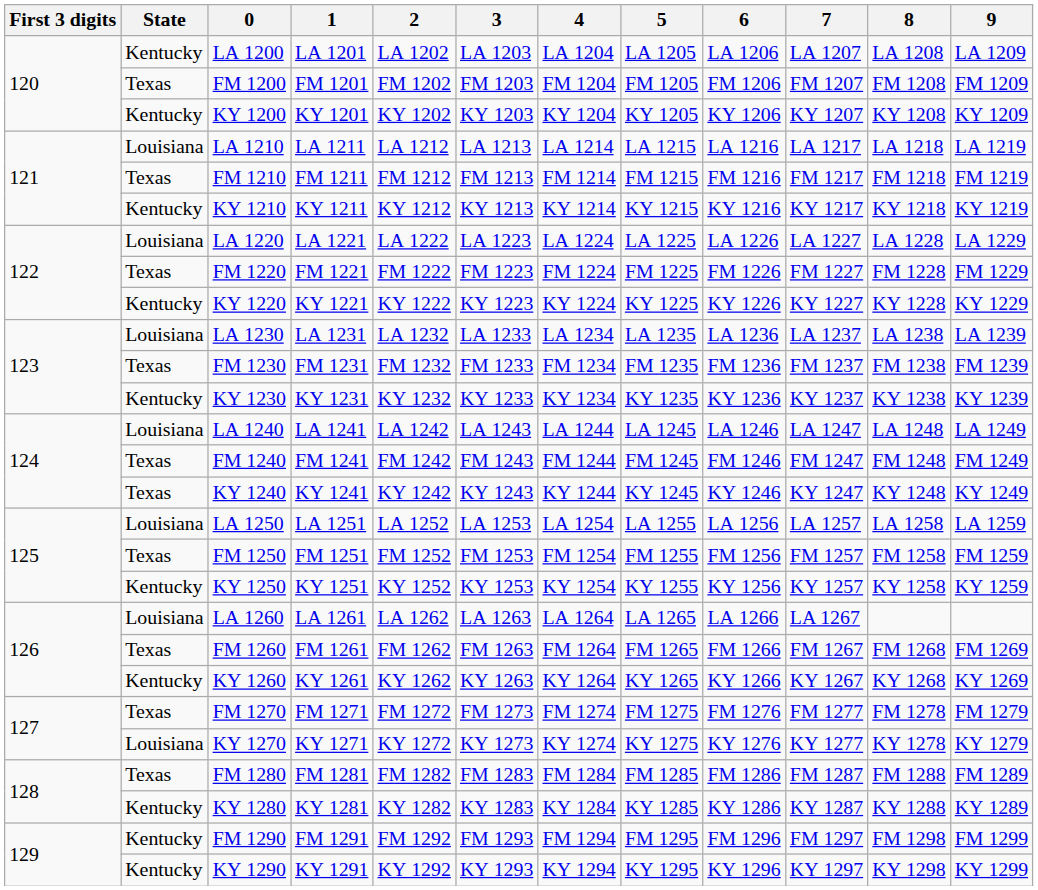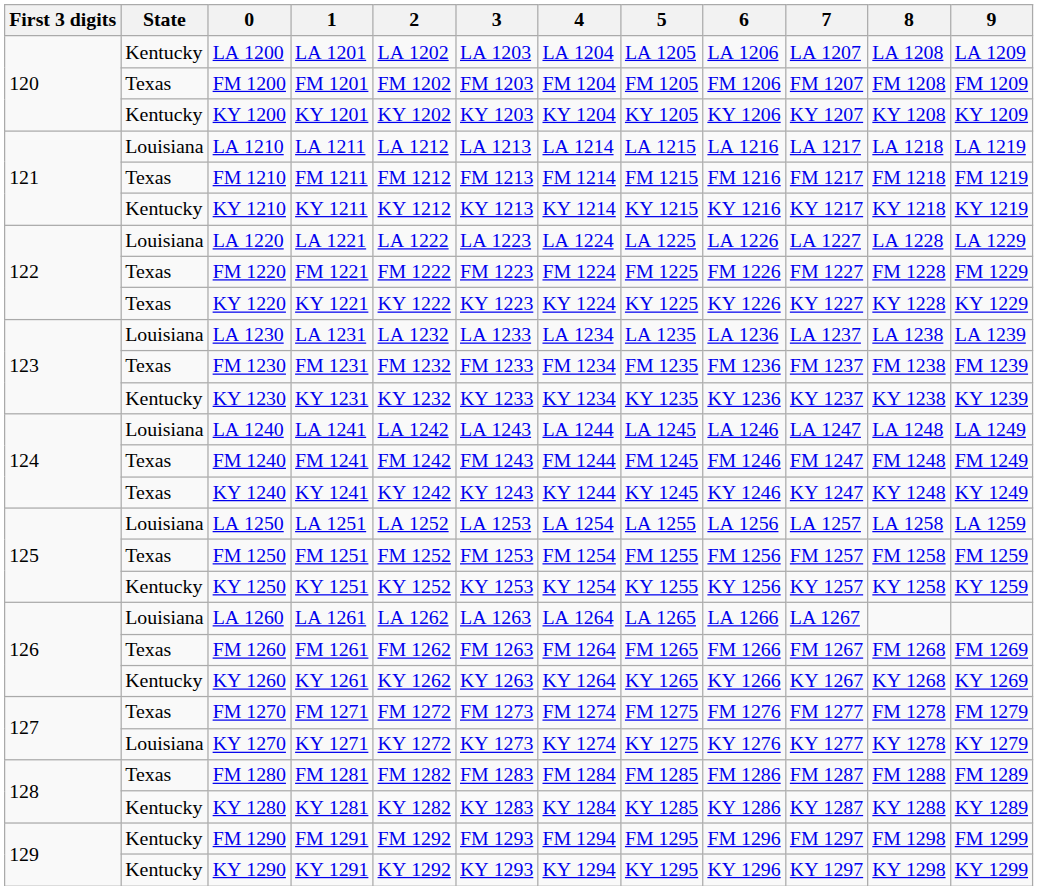(164, 303) Kentucky -> (148, 303) Texas
